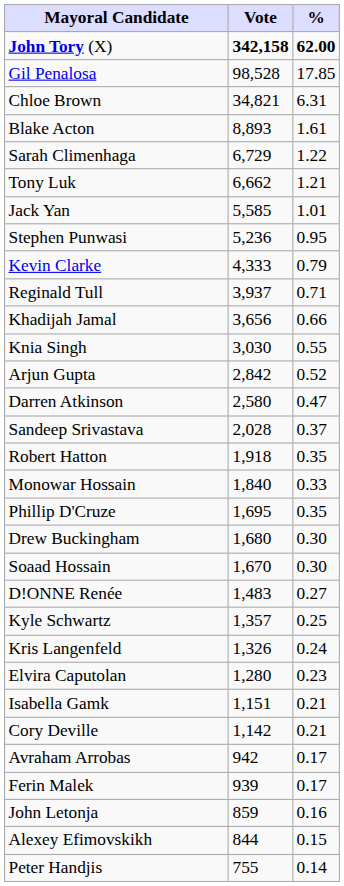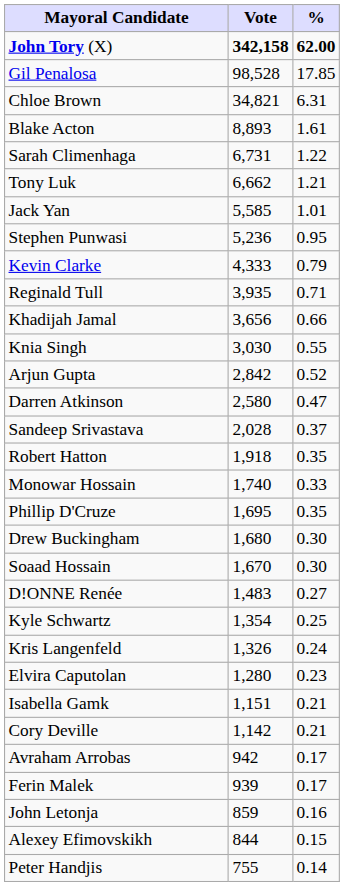(252, 155) 6,729 -> (252, 155) 6,731
(252, 292) 3,937 -> (252, 292) 3,935
(252, 484) 1,840 -> (252, 484) 1,740
(252, 621) 1,357 -> (252, 621) 1,354
